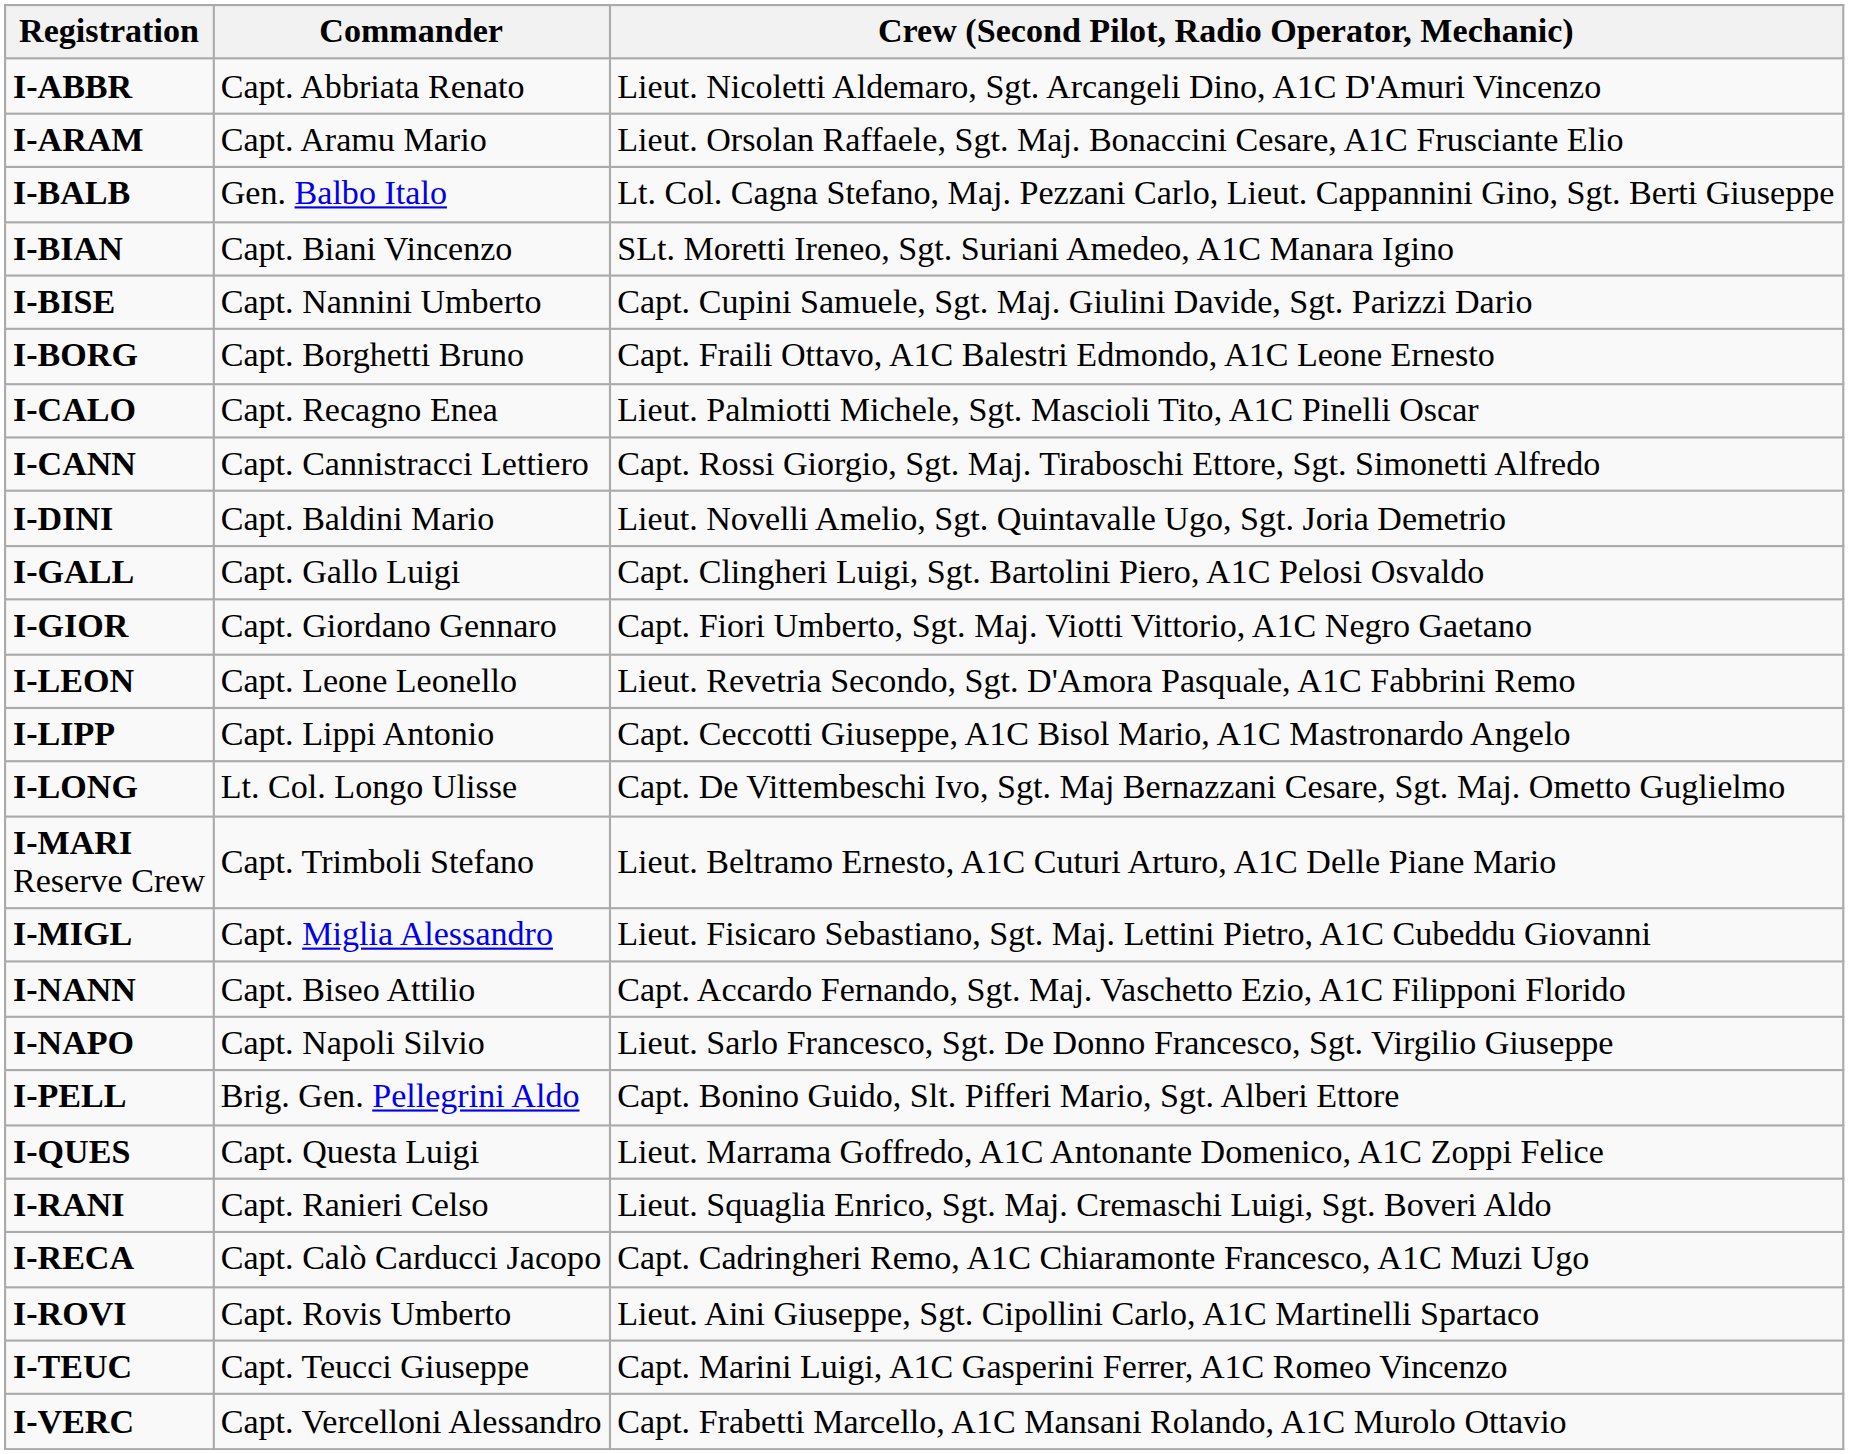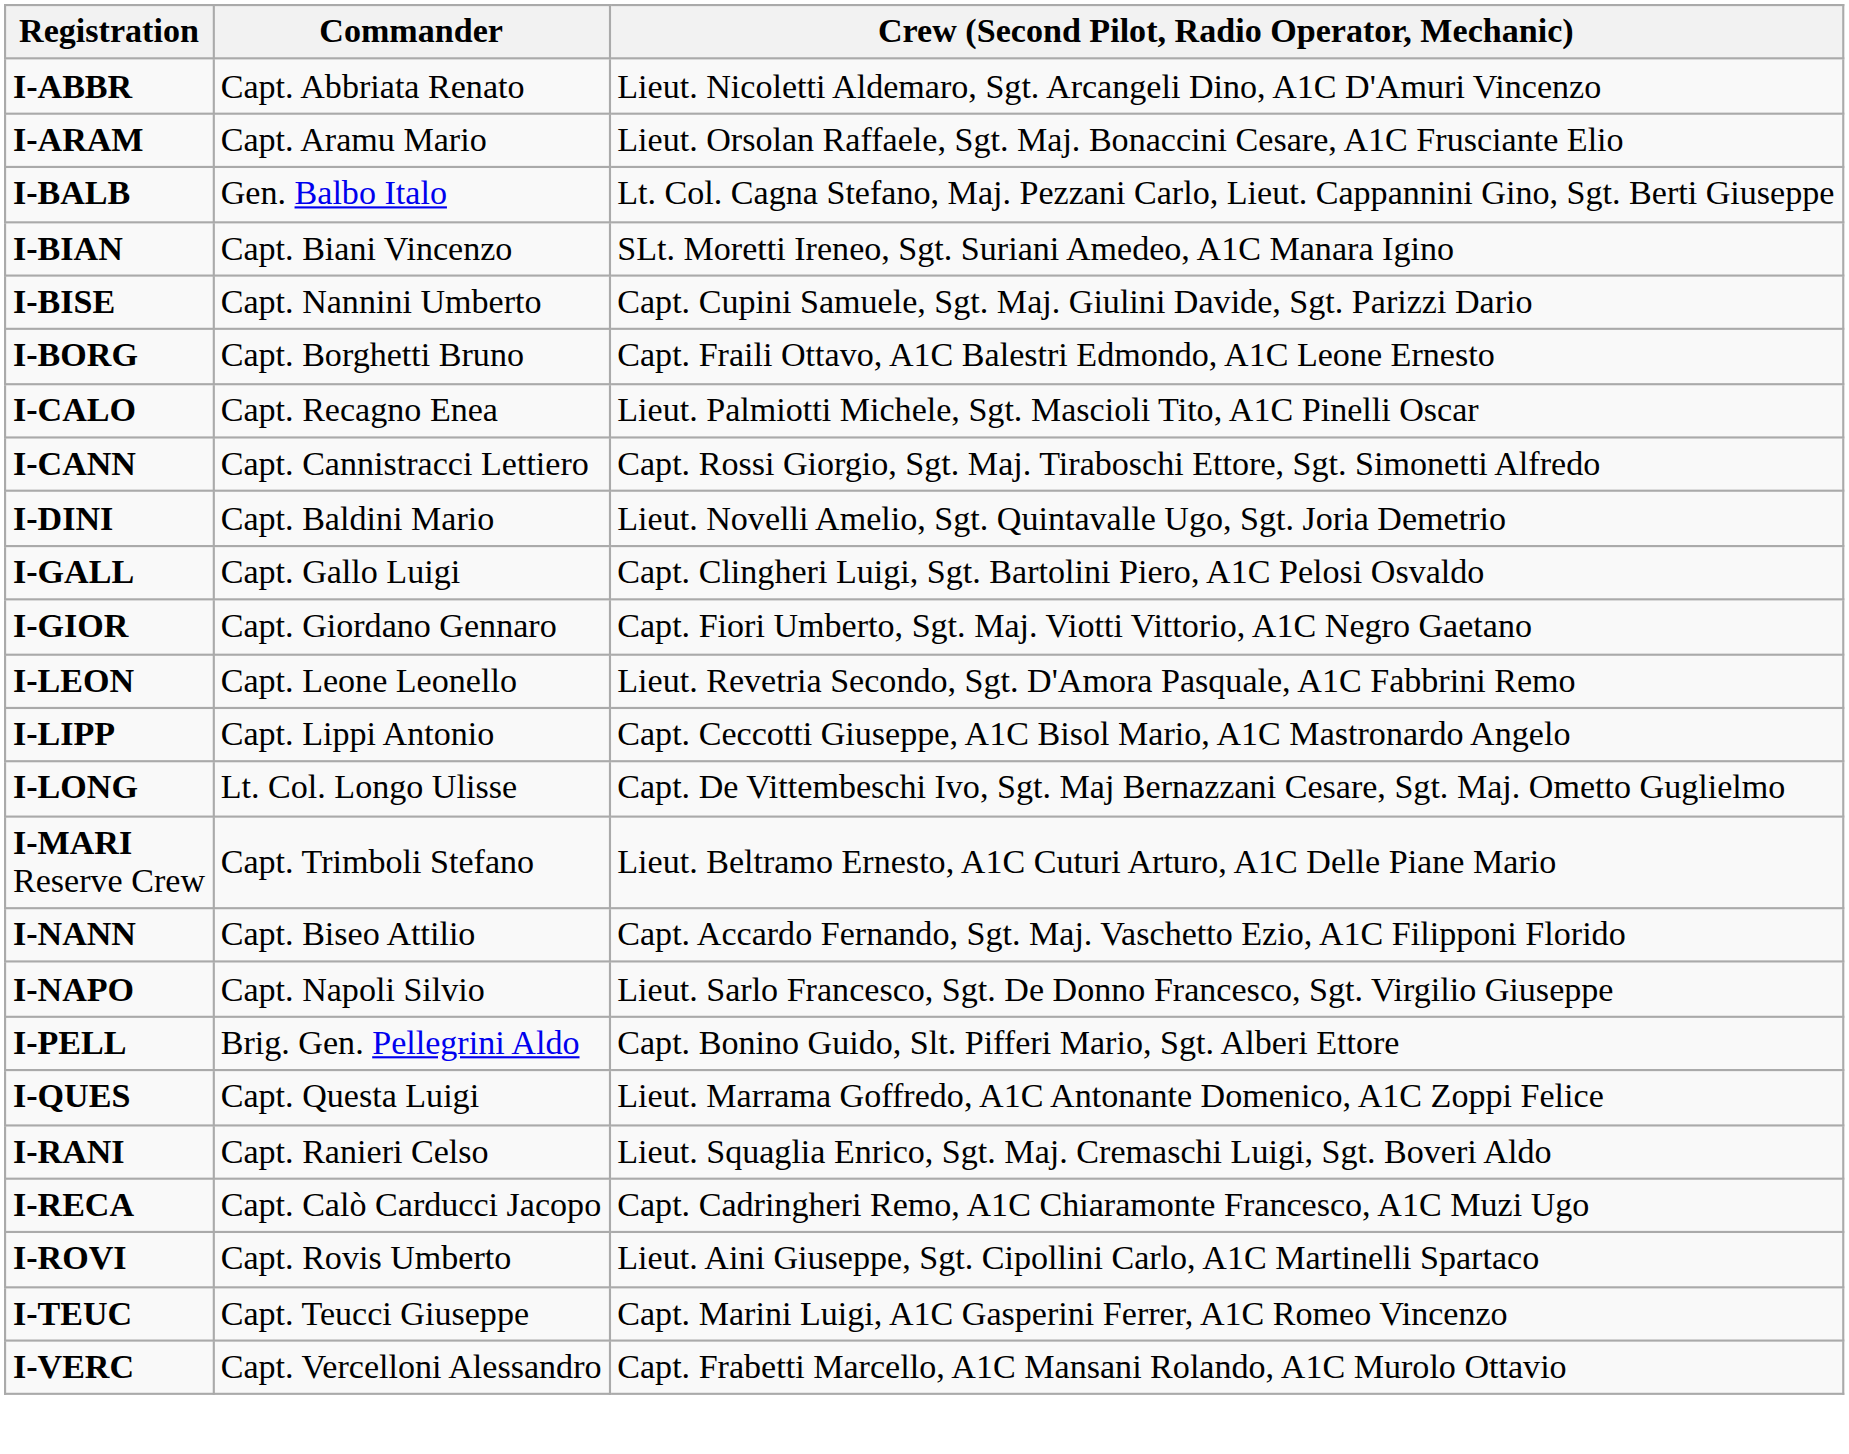- row: (73, 934)
